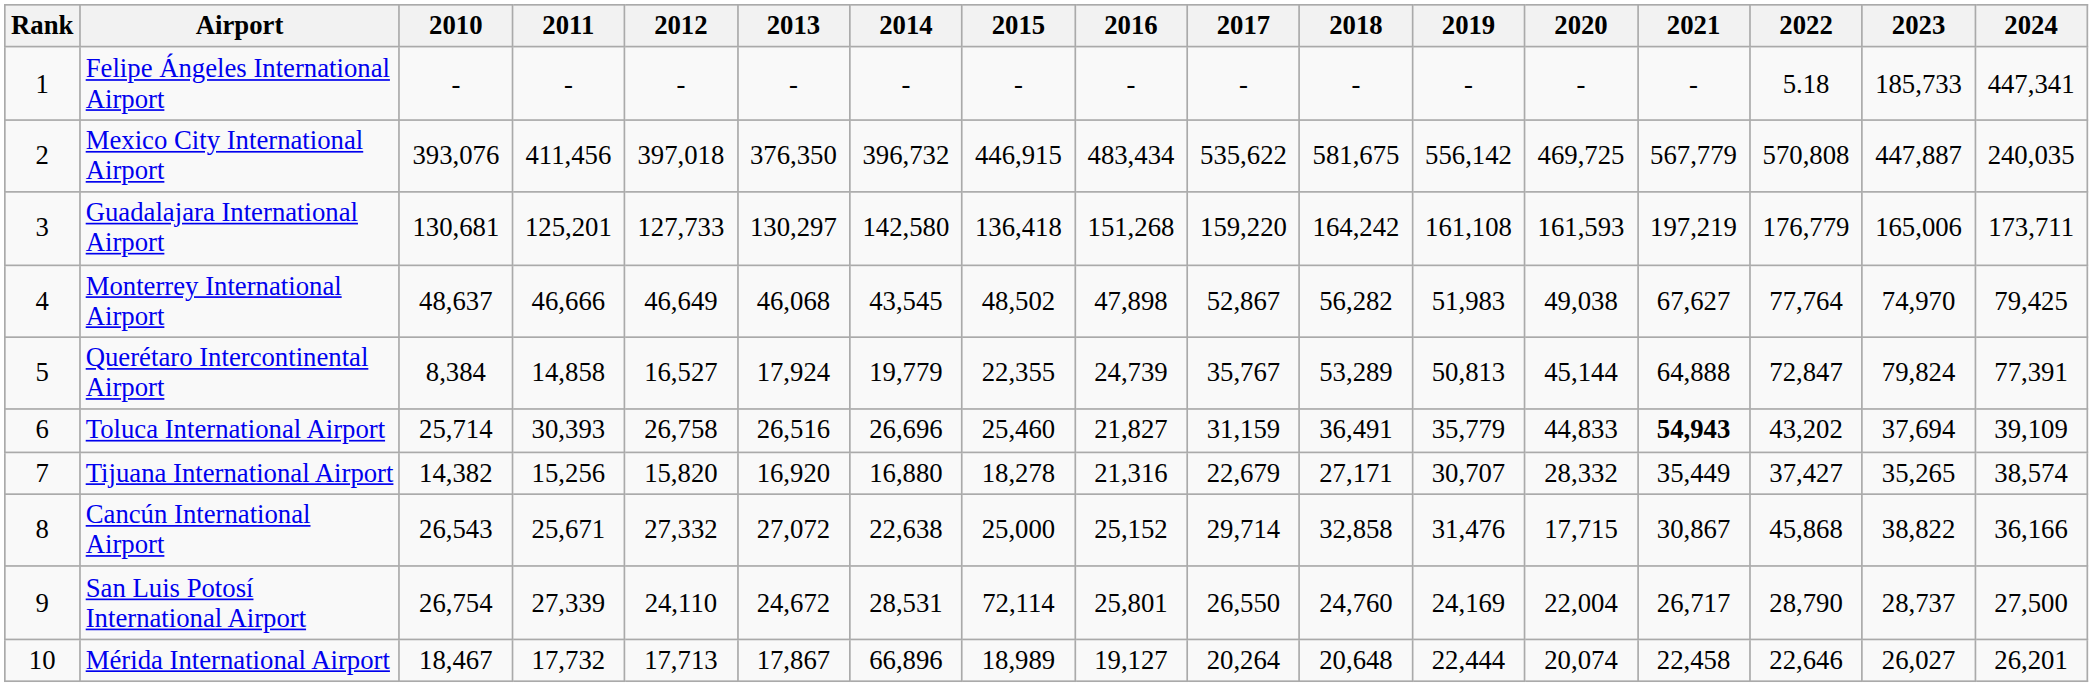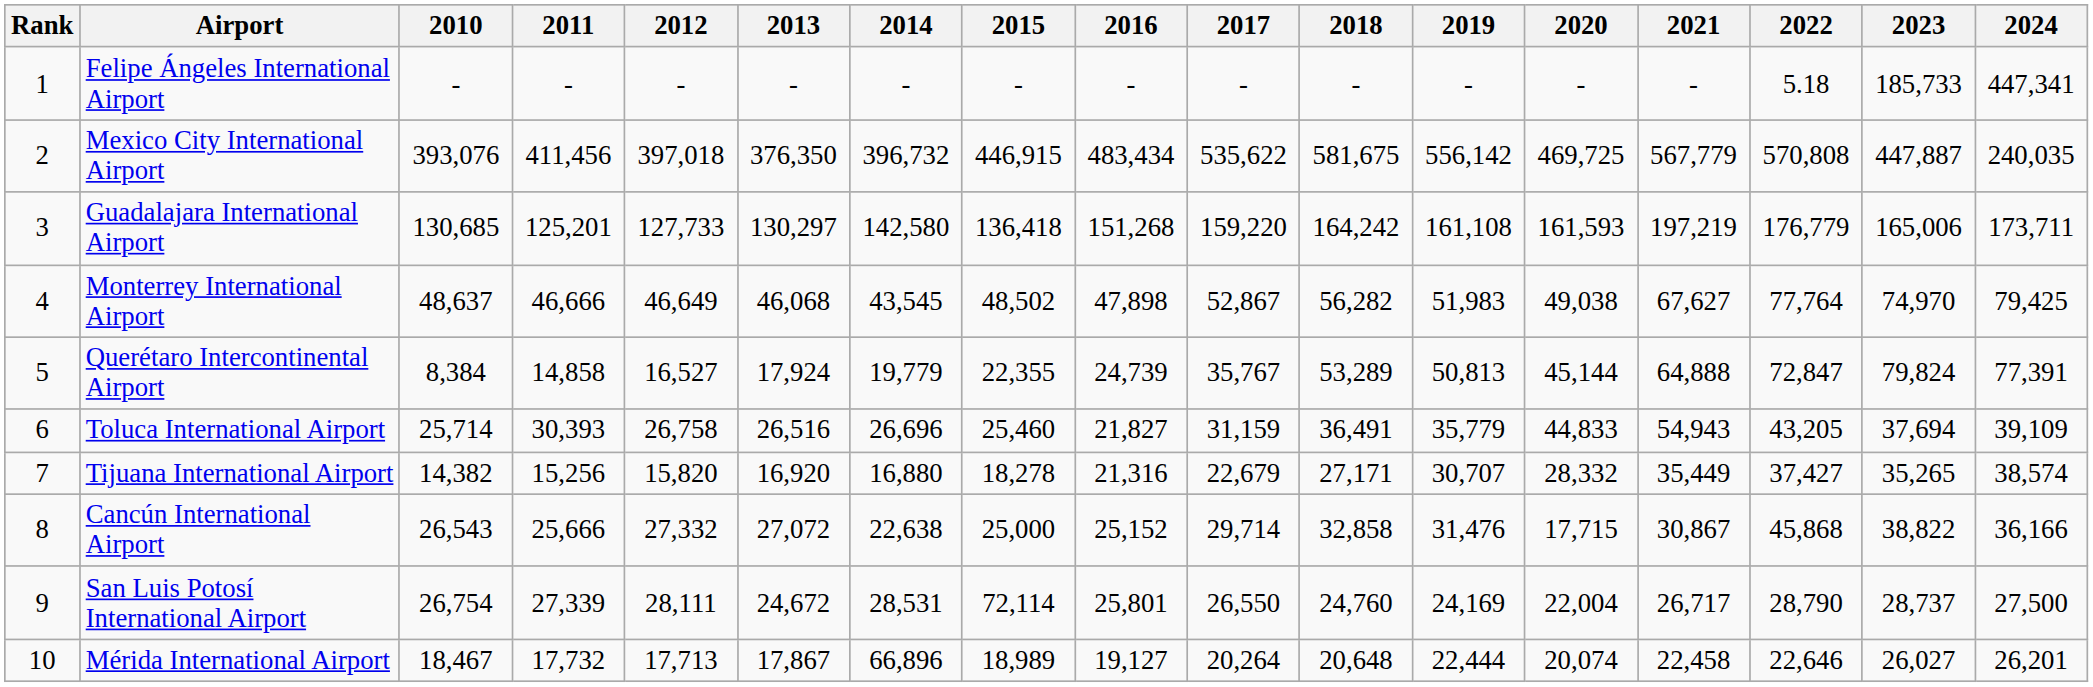(456, 227) 130,681 -> (456, 227) 130,685
(1694, 430) bold -> (1694, 430) normal
(1806, 430) 43,202 -> (1806, 430) 43,205
(568, 530) 25,671 -> (568, 530) 25,666
(681, 602) 24,110 -> (681, 602) 28,111
